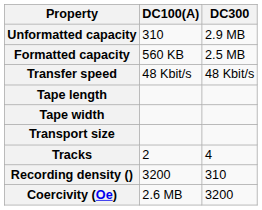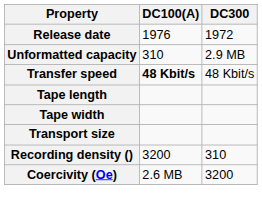+ row: (72, 34)
- row: (72, 54)
(167, 74) normal -> (169, 74) bold
- row: (72, 154)
